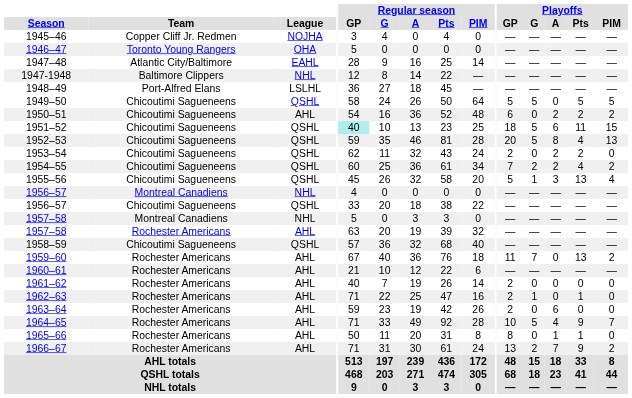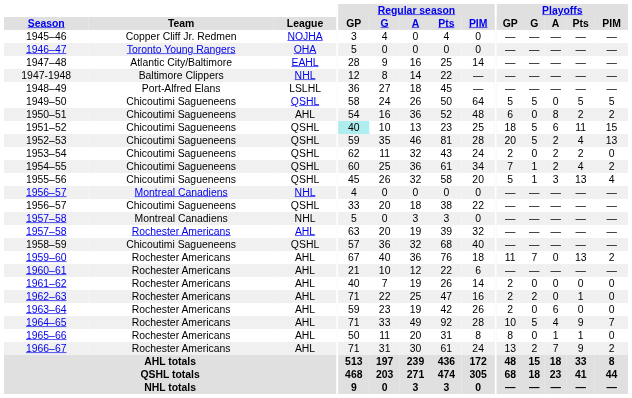(556, 114) 2 -> (556, 114) 8
(556, 140) 8 -> (556, 140) 2
(534, 166) 2 -> (534, 166) 1
(534, 296) 1 -> (534, 296) 2
